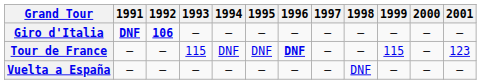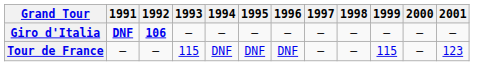(295, 51) bold -> (288, 51) normal
- row: (59, 70)
